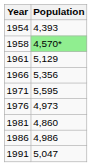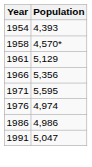(48, 43) lightgreen background -> (48, 43) no background
(46, 106) 4,973 -> (46, 106) 4,974
- row: (18, 122)
